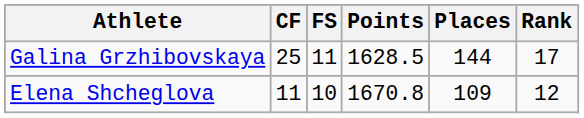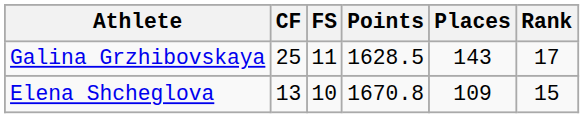(473, 58) 144 -> (473, 58) 143
(288, 94) 11 -> (288, 94) 13
(547, 94) 12 -> (547, 94) 15
